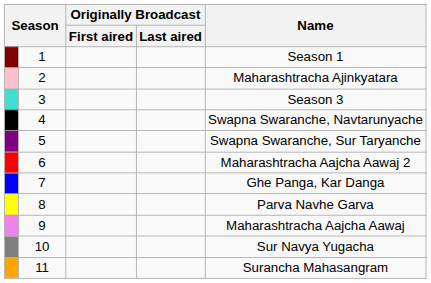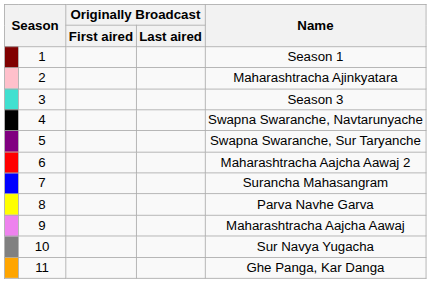(315, 183) Ghe Panga, Kar Danga -> (315, 183) Surancha Mahasangram
(315, 267) Surancha Mahasangram -> (315, 267) Ghe Panga, Kar Danga
